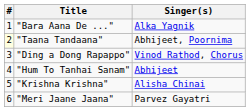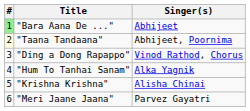(9, 27) no background -> (9, 27) lightgreen background
(164, 27) Alka Yagnik -> (156, 27) Abhijeet
(156, 70) Abhijeet -> (164, 70) Alka Yagnik
